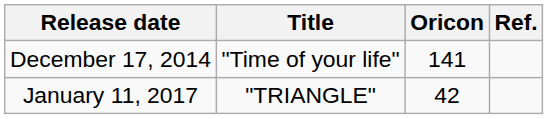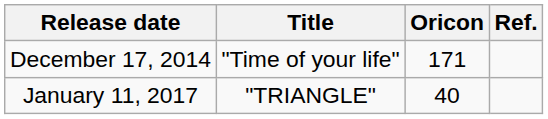(447, 58) 141 -> (447, 58) 171
(447, 95) 42 -> (447, 95) 40
